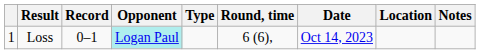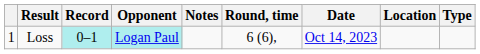columns swapped: (200, 15) <-> (455, 15)
(87, 37) no background -> (87, 37) paleturquoise background
